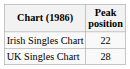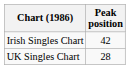(106, 40) 22 -> (106, 40) 42
